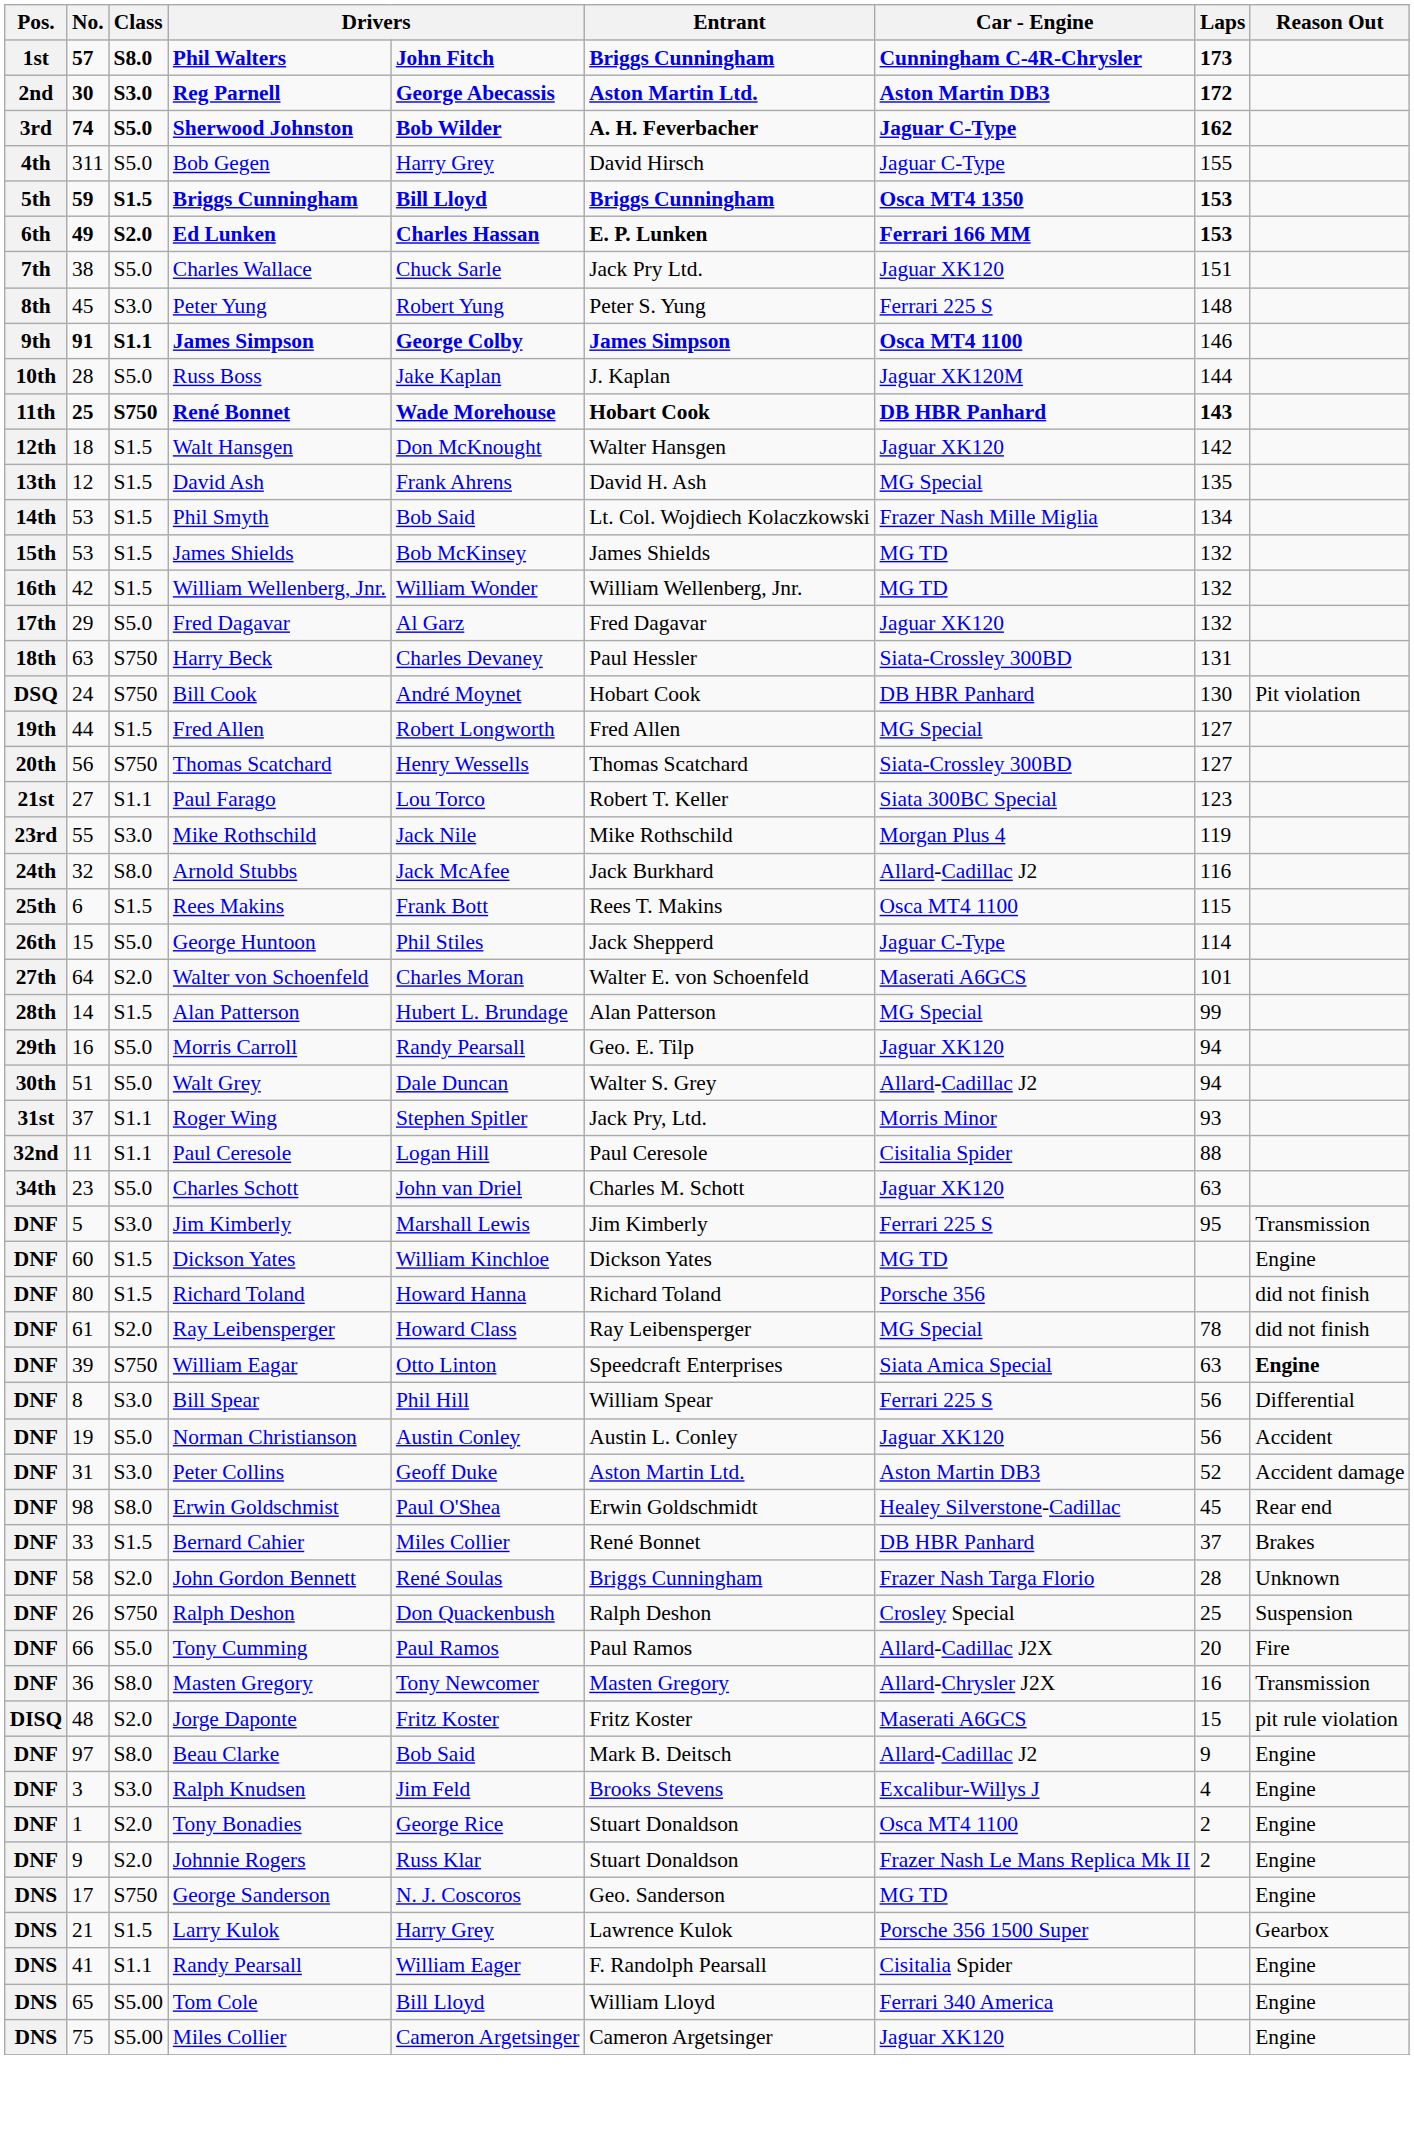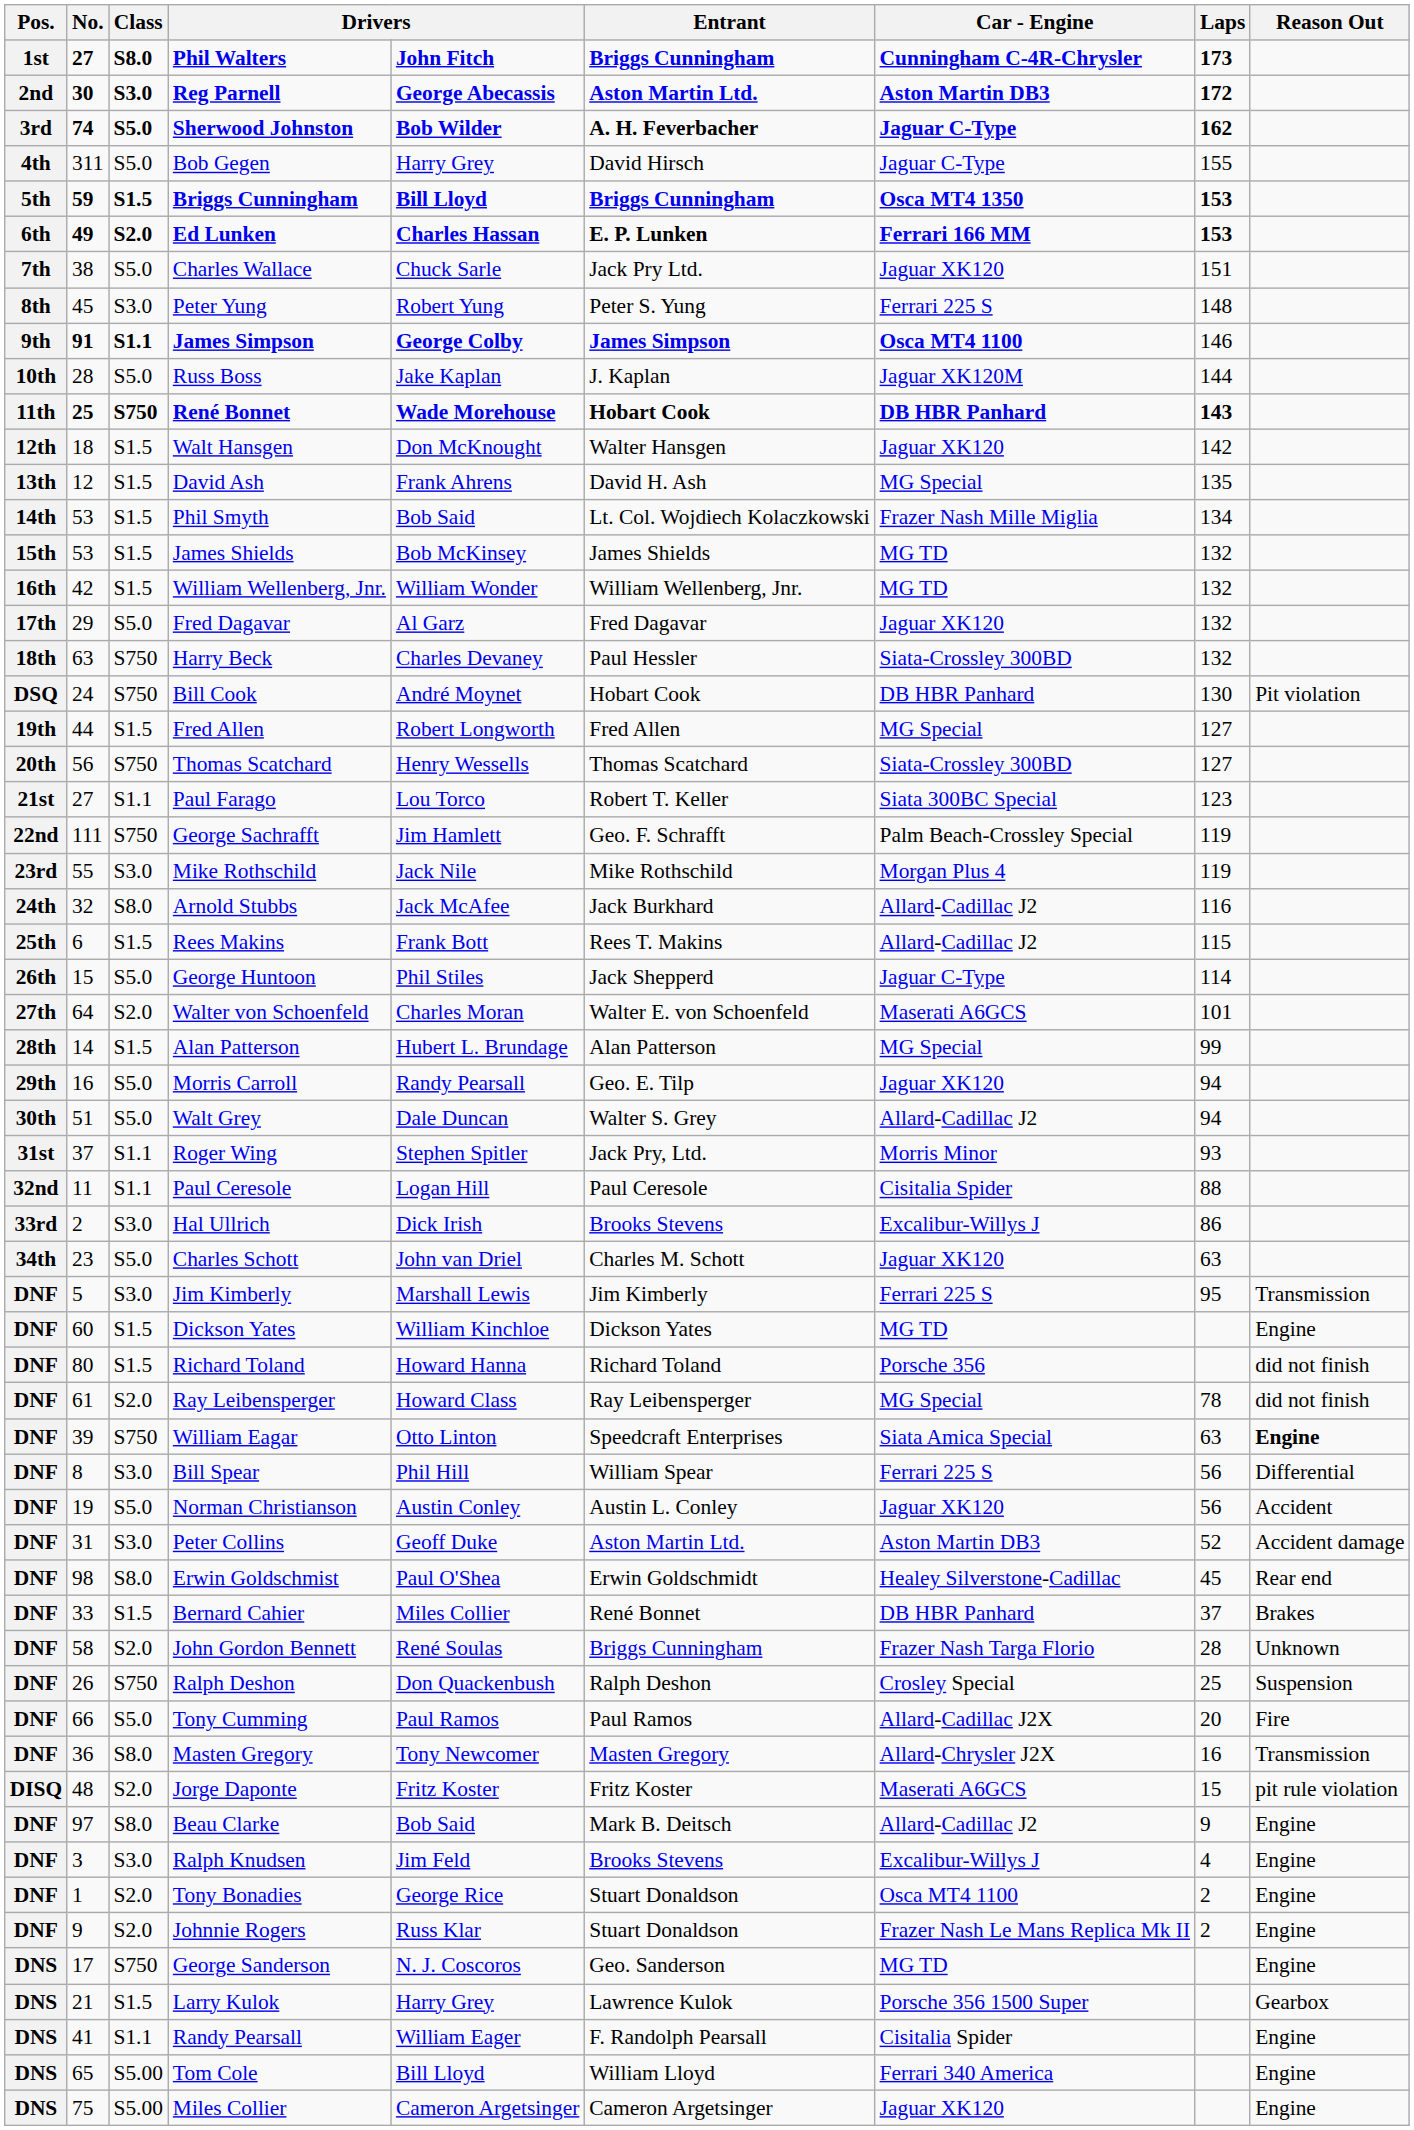(83, 57) 57 -> (83, 57) 27
(1216, 658) 131 -> (1216, 658) 132
+ row: (246, 835)
(949, 905) Osca MT4 1100 -> (958, 941) Allard-Cadillac J2
+ row: (221, 1223)
